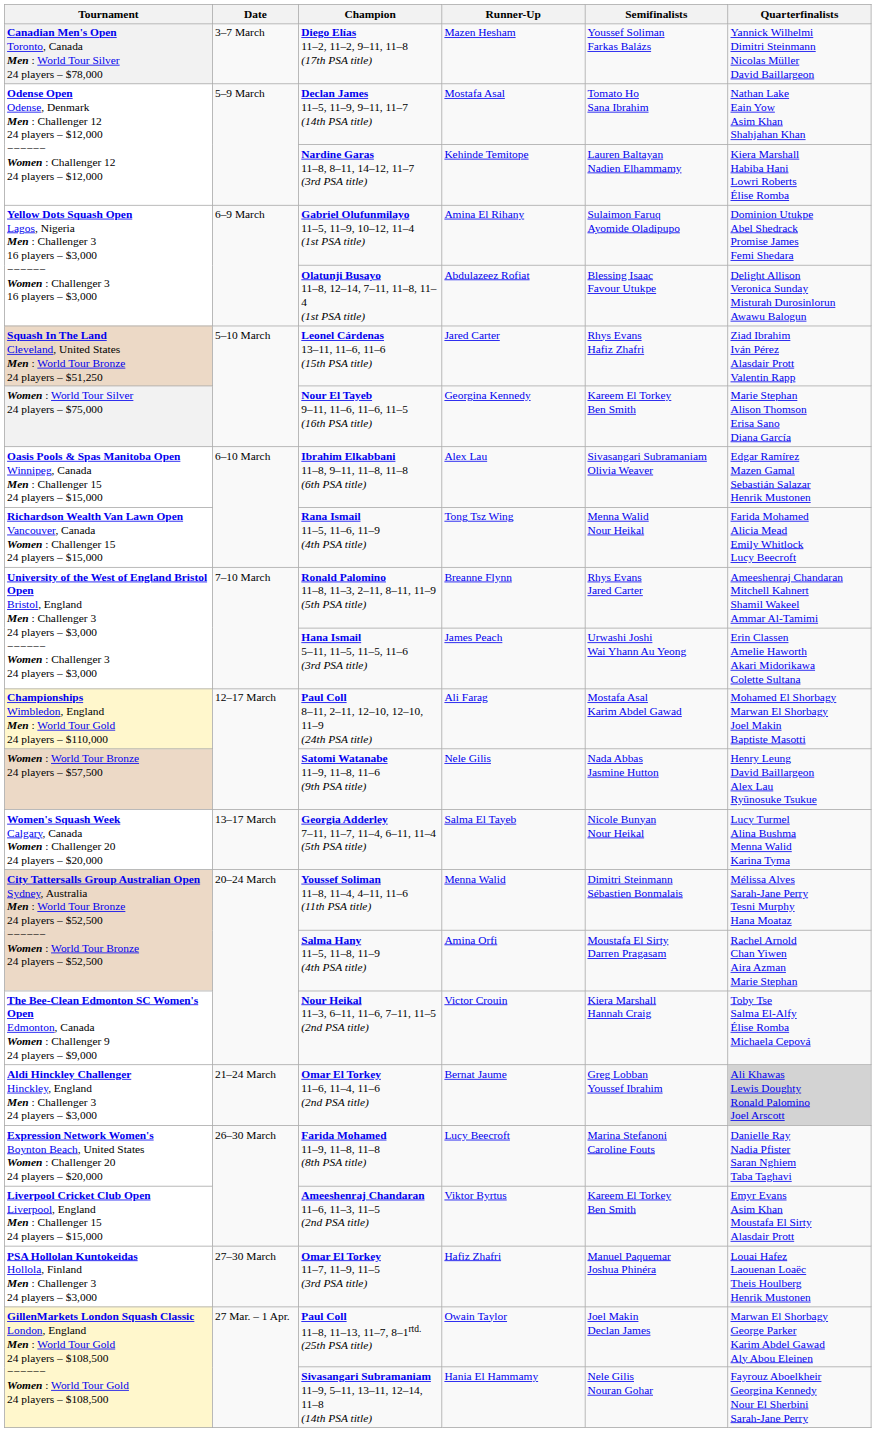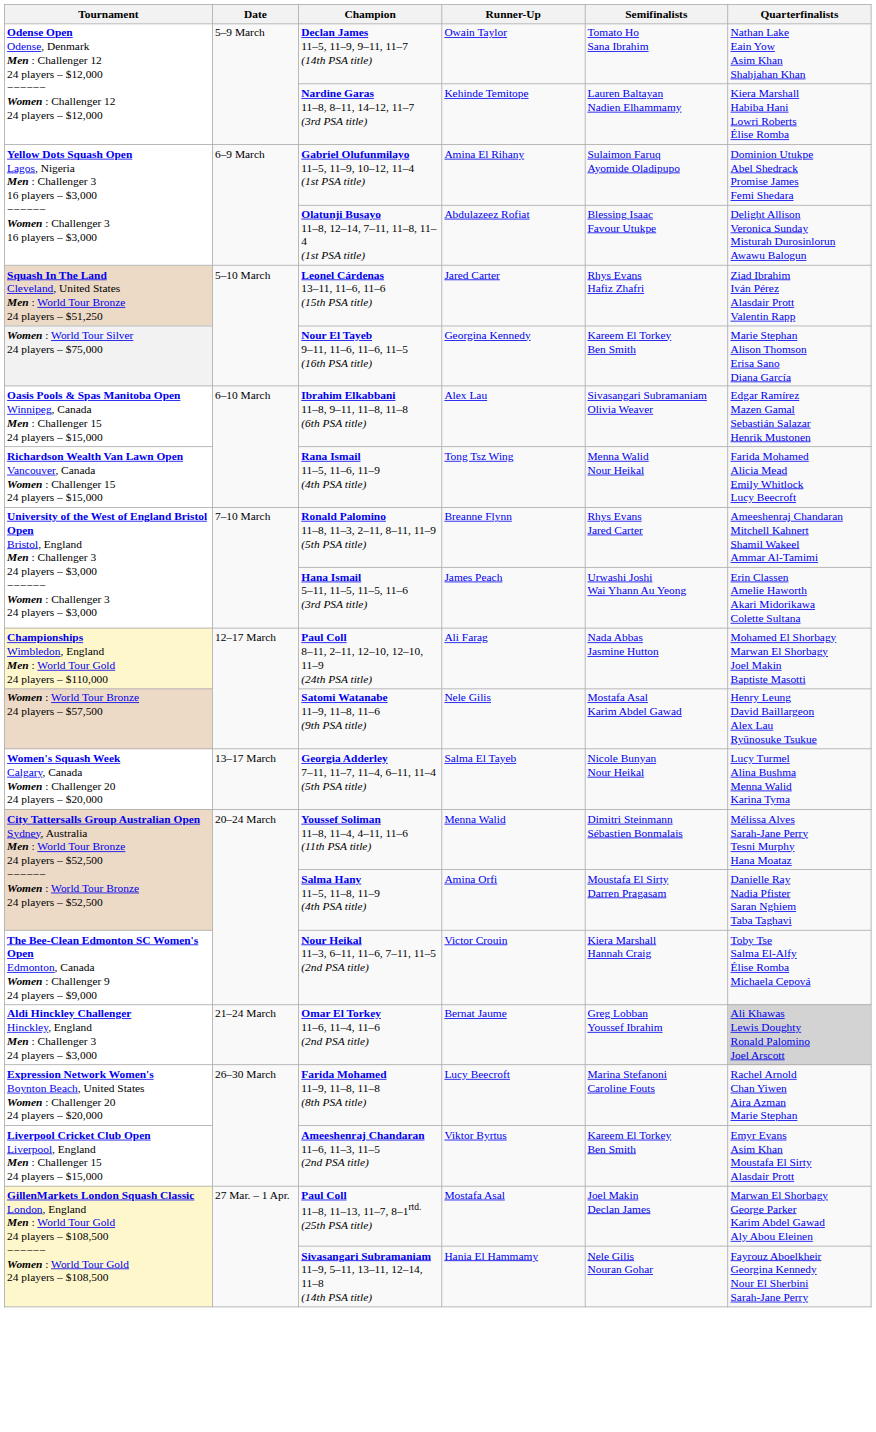- row: (355, 47)
(475, 93) Mostafa Asal -> (476, 33) Owain Taylor
(635, 705) Mostafa Asal Karim Abdel Gawad -> (623, 644) Nada Abbas Jasmine Hutton
(623, 765) Nada Abbas Jasmine Hutton -> (635, 705) Mostafa Asal Karim Abdel Gawad
(764, 960) Rachel Arnold Chan Yiwen Aira Azman Marie Stephan -> (763, 900) Danielle Ray Nadia Pfister Saran Nghiem Taba Taghavi
(763, 1155) Danielle Ray Nadia Pfister Saran Nghiem Taba Taghavi -> (764, 1095) Rachel Arnold Chan Yiwen Aira Azman Marie Stephan
- row: (341, 1269)
(476, 1316) Owain Taylor -> (475, 1195) Mostafa Asal
